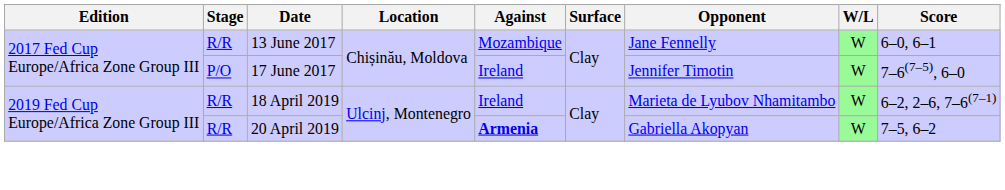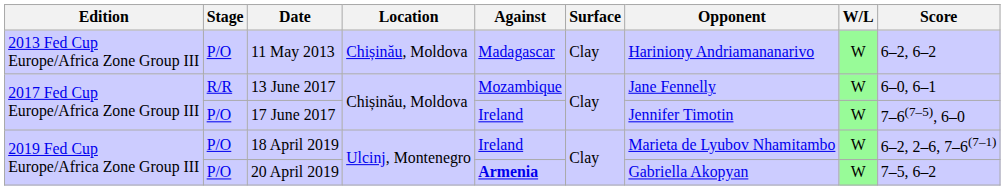+ row: (293, 51)
(219, 100) R/R -> (219, 144) P/O
(219, 128) R/R -> (219, 172) P/O
